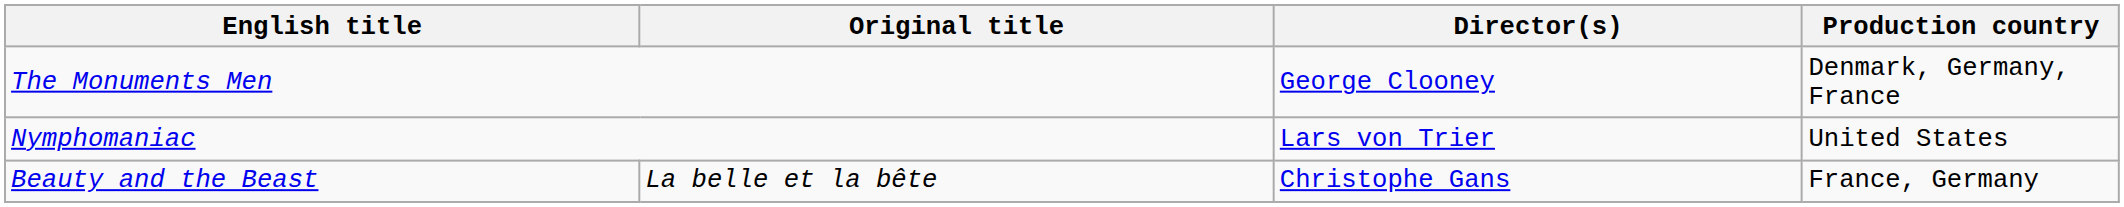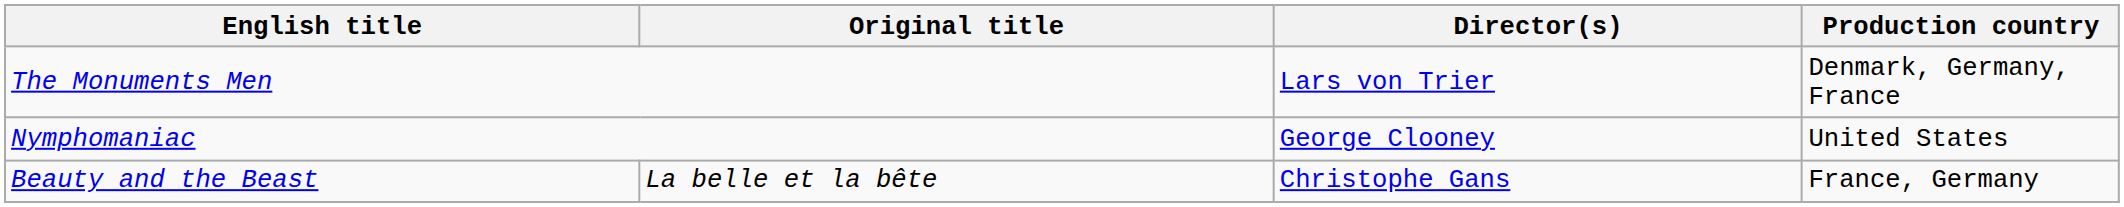(1387, 82) George Clooney -> (1387, 82) Lars von Trier
(1387, 139) Lars von Trier -> (1387, 139) George Clooney
